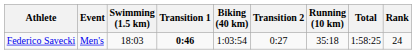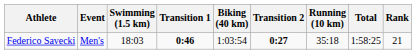(279, 41) normal -> (279, 41) bold
(397, 41) 24 -> (397, 41) 21
